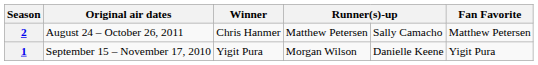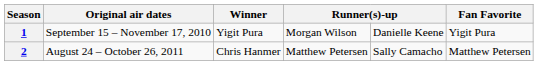rows swapped: (24, 51) <-> (24, 32)
